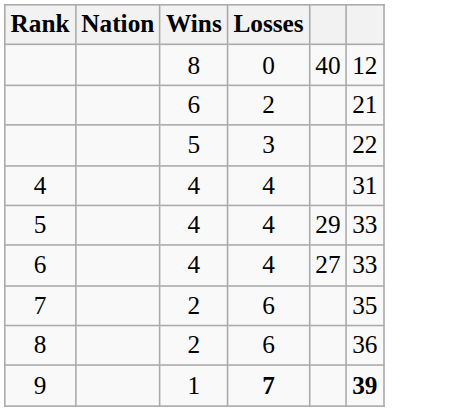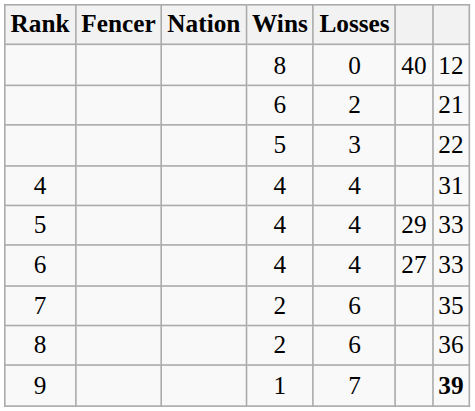+ column: (118, 24)
(269, 385) bold -> (355, 385) normal
